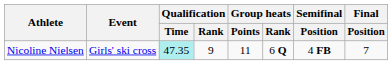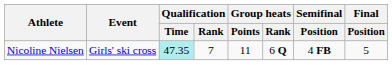(211, 50) 9 -> (211, 50) 7
(366, 50) 7 -> (366, 50) 5
